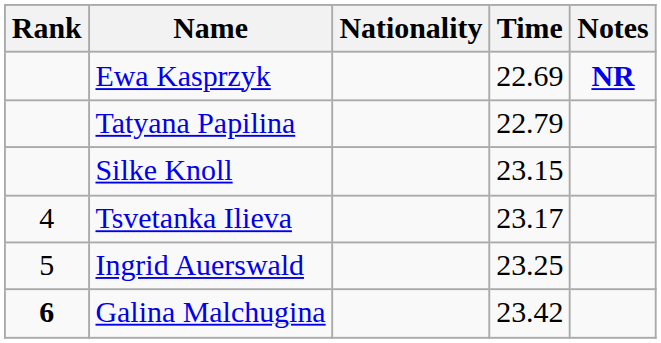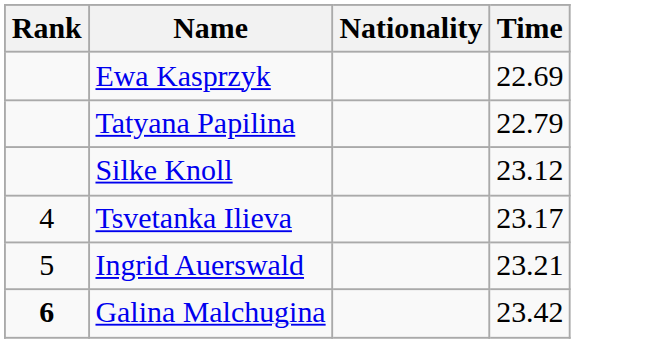- column: (613, 28)
(530, 170) 23.15 -> (530, 170) 23.12
(530, 265) 23.25 -> (530, 265) 23.21
